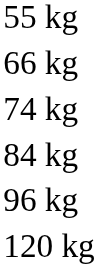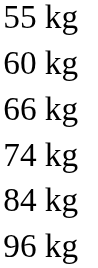+ row: (41, 63)
- row: (49, 246)
